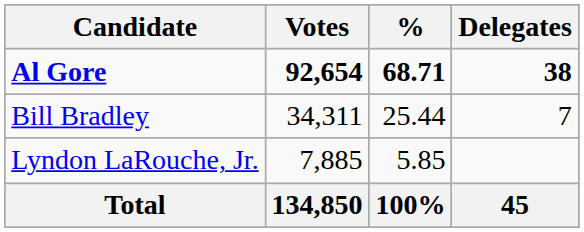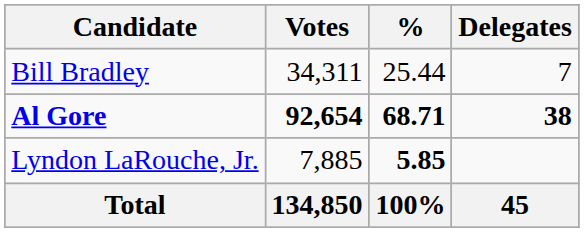rows swapped: (59, 71) <-> (80, 115)
(421, 159) normal -> (421, 159) bold
